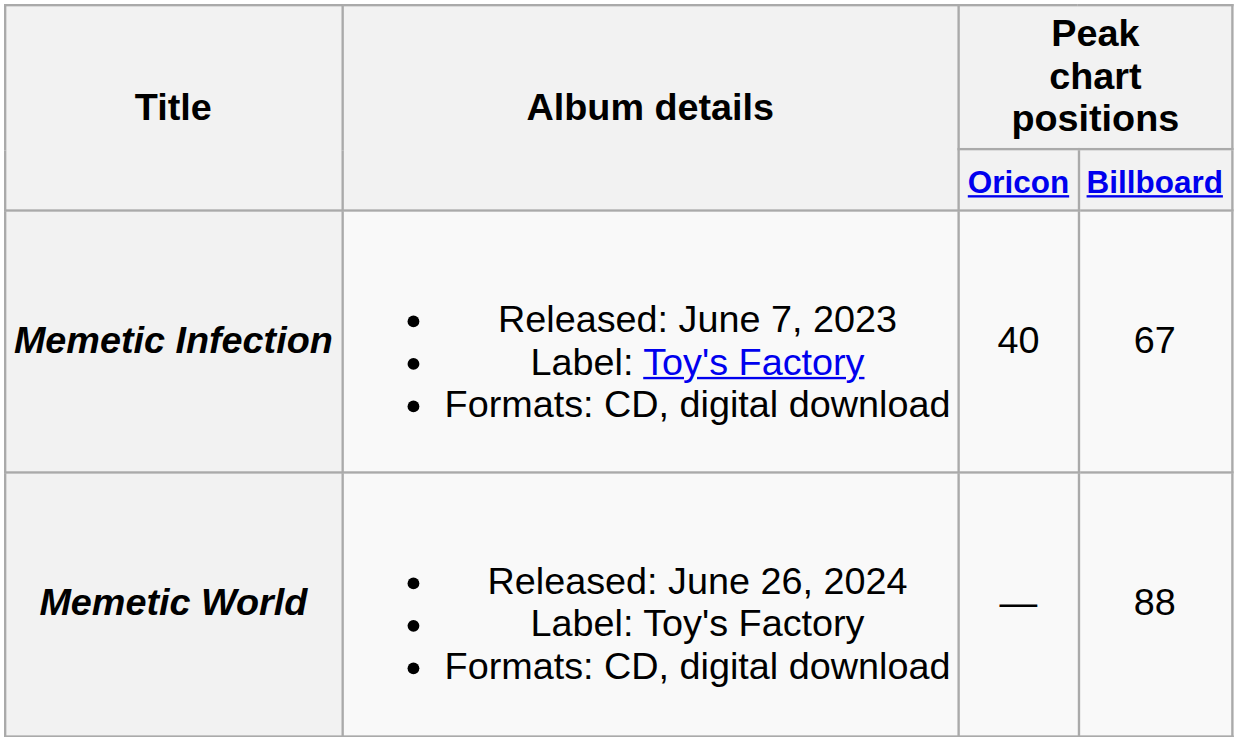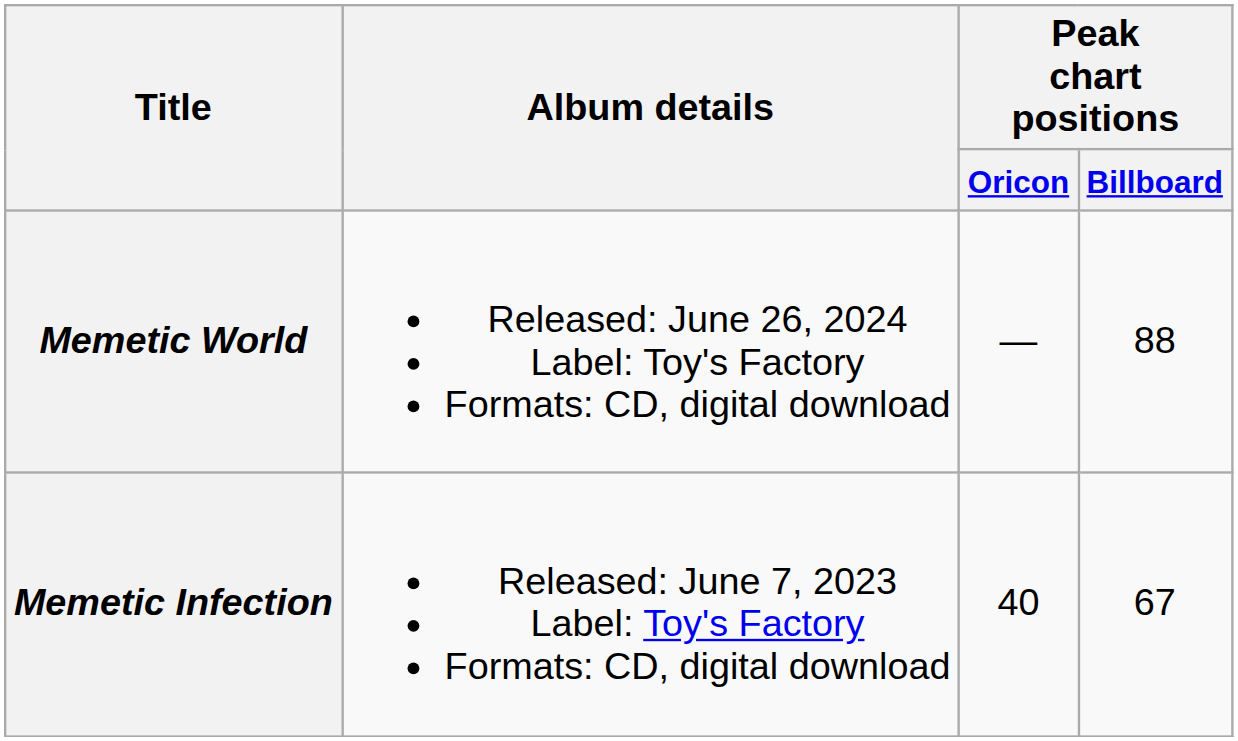rows swapped: (173, 340) <-> (173, 603)
